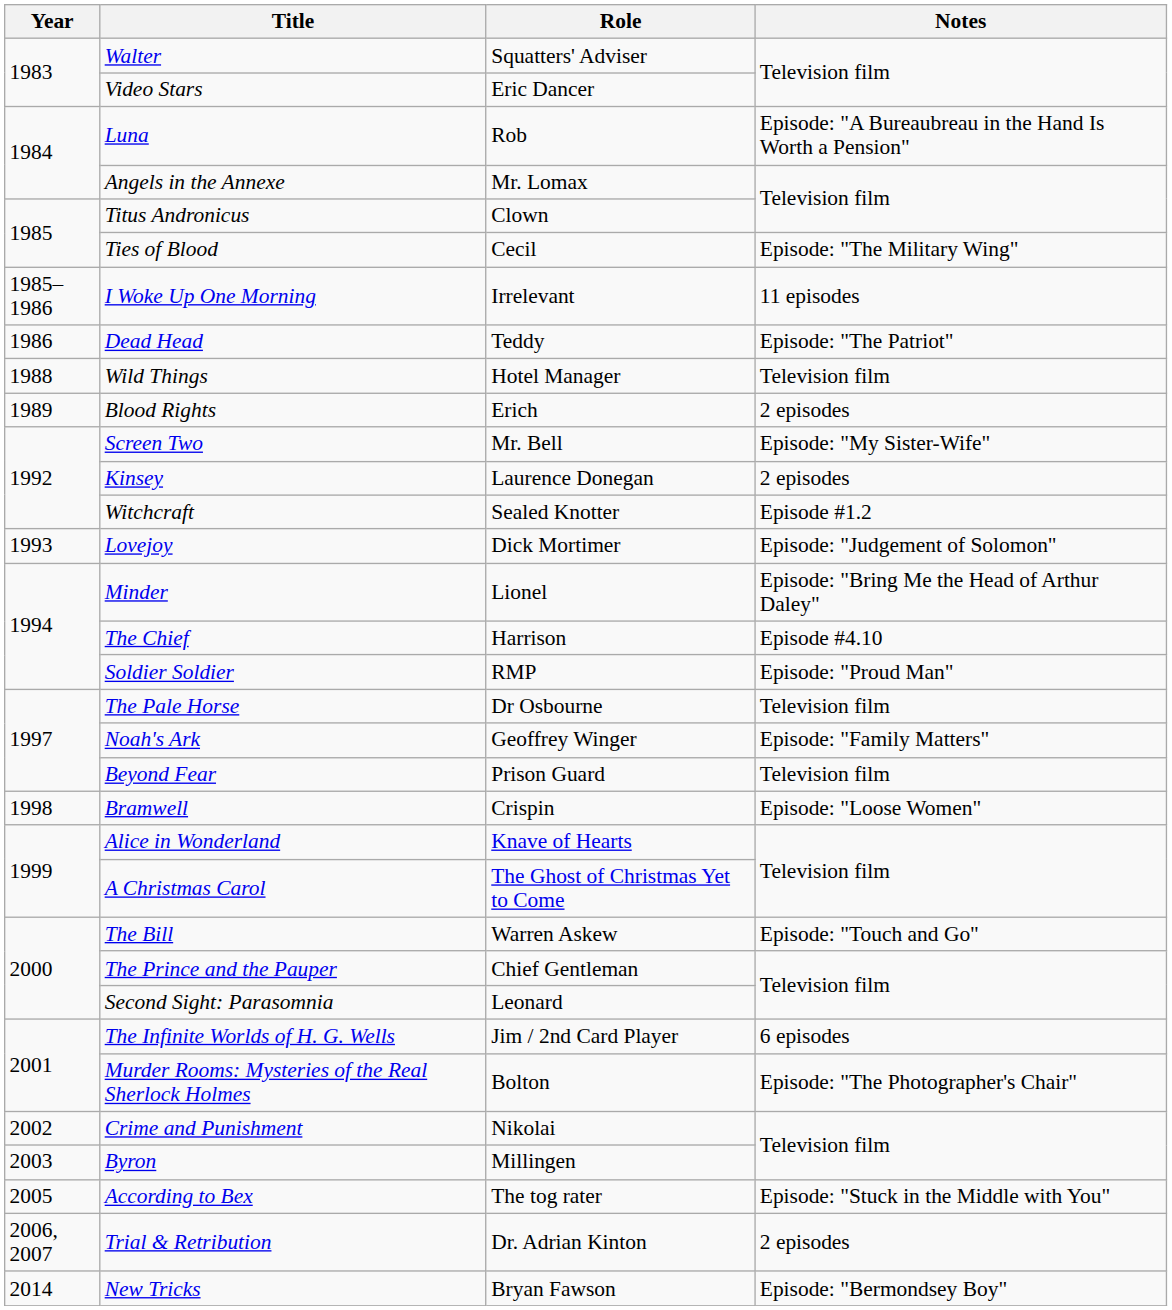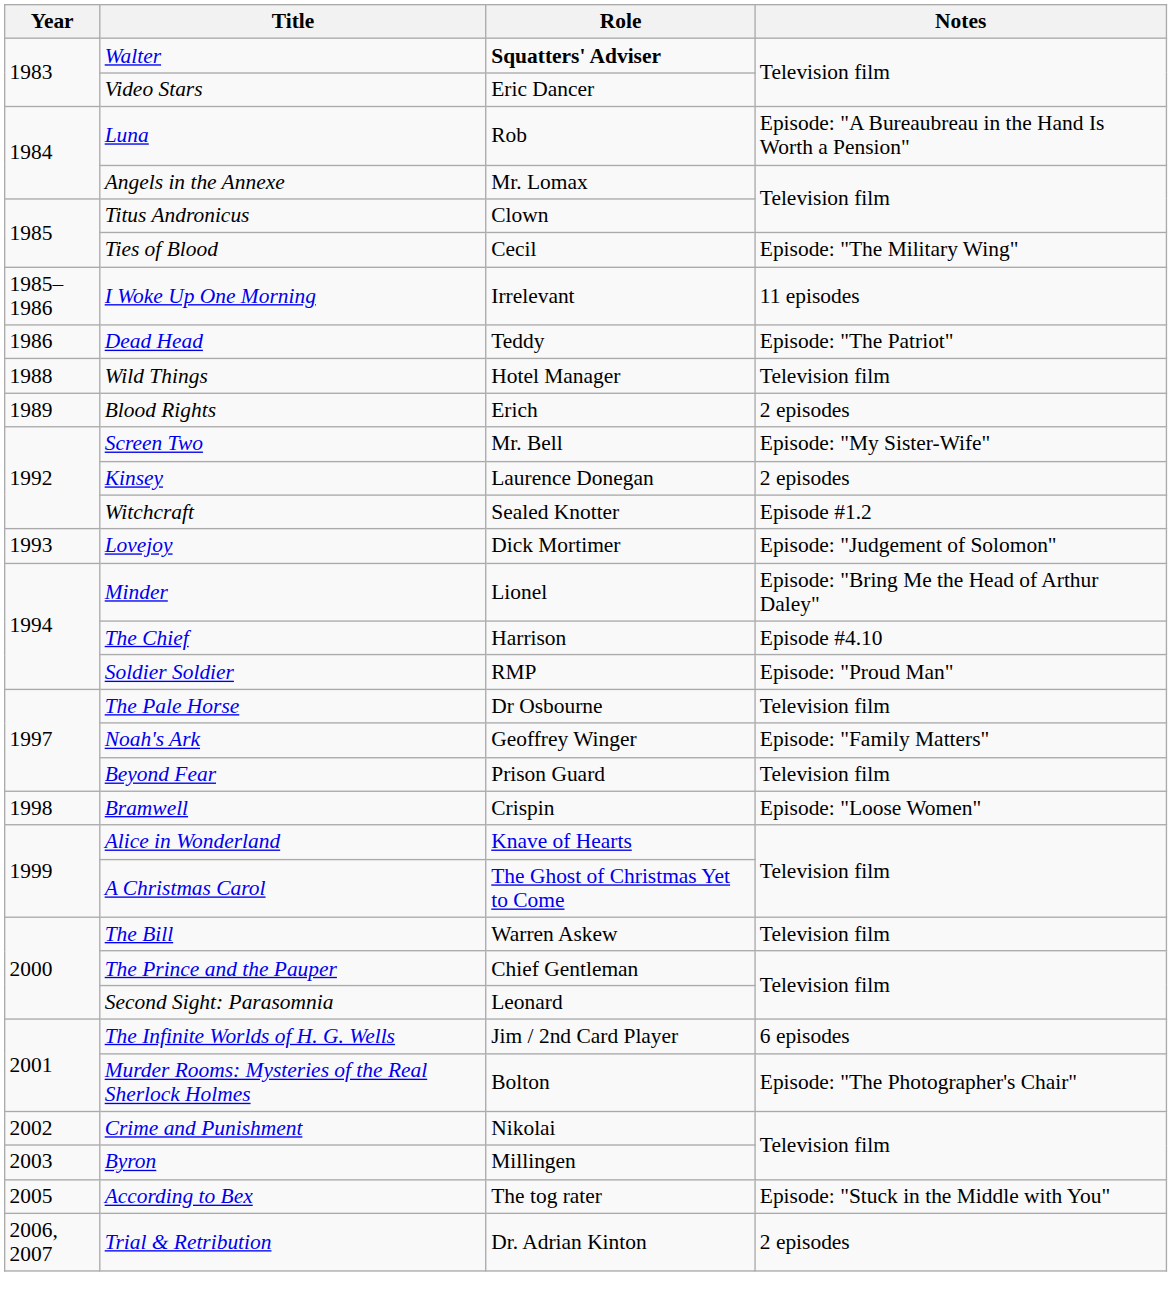(569, 55) normal -> (576, 55) bold
(869, 934) Episode: "Touch and Go" -> (825, 934) Television film
- row: (153, 1288)
